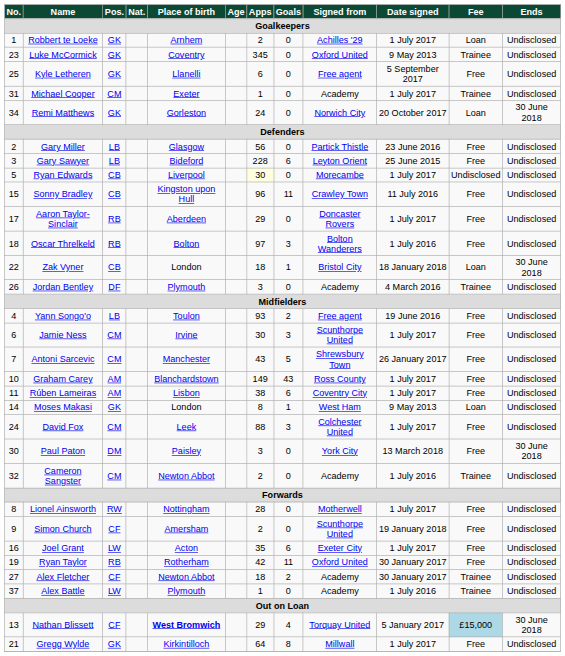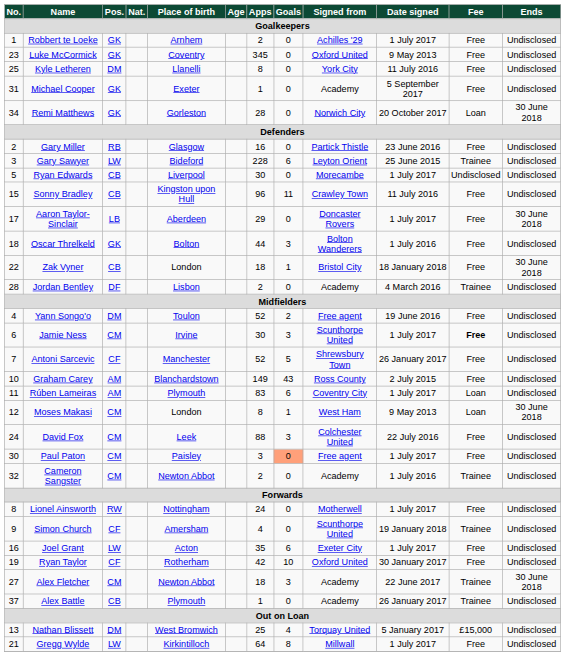(476, 41) Loan -> (476, 41) Free
(476, 55) Trainee -> (476, 55) Free
(114, 74) GK -> (114, 69) DM
(260, 74) 6 -> (260, 69) 8
(340, 74) Free agent -> (340, 69) York City
(413, 74) 5 September 2017 -> (413, 69) 11 July 2016
(114, 94) CM -> (114, 89) GK
(413, 94) 1 July 2017 -> (413, 89) 5 September 2017
(476, 94) Trainee -> (476, 89) Free
(260, 113) 24 -> (260, 113) 28
(114, 147) LB -> (114, 147) RB
(260, 147) 56 -> (260, 147) 16
(114, 161) LB -> (114, 161) LW
(476, 161) Free -> (476, 161) Trainee
(260, 175) lightyellow background -> (260, 175) no background
(114, 219) RB -> (114, 219) LB
(532, 219) Undisclosed -> (532, 219) 30 June 2018
(114, 244) RB -> (114, 244) GK
(260, 244) 97 -> (260, 244) 44
(476, 268) Loan -> (476, 268) Free
(14, 287) 26 -> (14, 287) 28
(186, 287) Plymouth -> (186, 287) Lisbon
(260, 287) 3 -> (260, 287) 2
(114, 316) LB -> (114, 316) DM
(260, 316) 93 -> (260, 316) 52
(476, 335) normal -> (476, 335) bold
(114, 360) CM -> (114, 360) CF
(260, 360) 43 -> (260, 360) 52
(413, 379) 1 July 2017 -> (413, 379) 2 July 2015
(186, 393) Lisbon -> (186, 393) Plymouth
(260, 393) 38 -> (260, 393) 83
(476, 393) Free -> (476, 393) Loan
(14, 408) 14 -> (14, 413) 12
(114, 408) GK -> (114, 413) CM
(532, 408) Undisclosed -> (532, 413) 30 June 2018
(413, 427) 1 July 2017 -> (413, 437) 22 July 2016
(114, 452) DM -> (114, 457) CM
(288, 452) no background -> (288, 457) lightsalmon background
(340, 452) York City -> (340, 457) Free agent
(413, 452) 13 March 2018 -> (413, 457) 1 July 2017
(532, 452) 30 June 2018 -> (532, 457) Undisclosed
(260, 510) 28 -> (260, 510) 24
(260, 529) 2 -> (260, 529) 4
(476, 529) Free -> (476, 529) Trainee
(114, 563) RB -> (114, 563) CF
(288, 563) 11 -> (288, 563) 10
(114, 577) CF -> (114, 582) CM
(288, 577) 2 -> (288, 582) 3
(413, 577) 30 January 2017 -> (413, 582) 22 June 2017
(532, 577) Undisclosed -> (532, 582) 30 June 2018
(114, 591) LW -> (114, 602) CB
(413, 591) 1 July 2016 -> (413, 602) 26 January 2017
(114, 625) CF -> (114, 630) DM
(186, 625) bold -> (186, 630) normal
(260, 625) 29 -> (260, 630) 25
(476, 625) lightblue background -> (476, 630) no background
(532, 625) 30 June 2018 -> (532, 630) Undisclosed
(114, 645) GK -> (114, 645) LW
